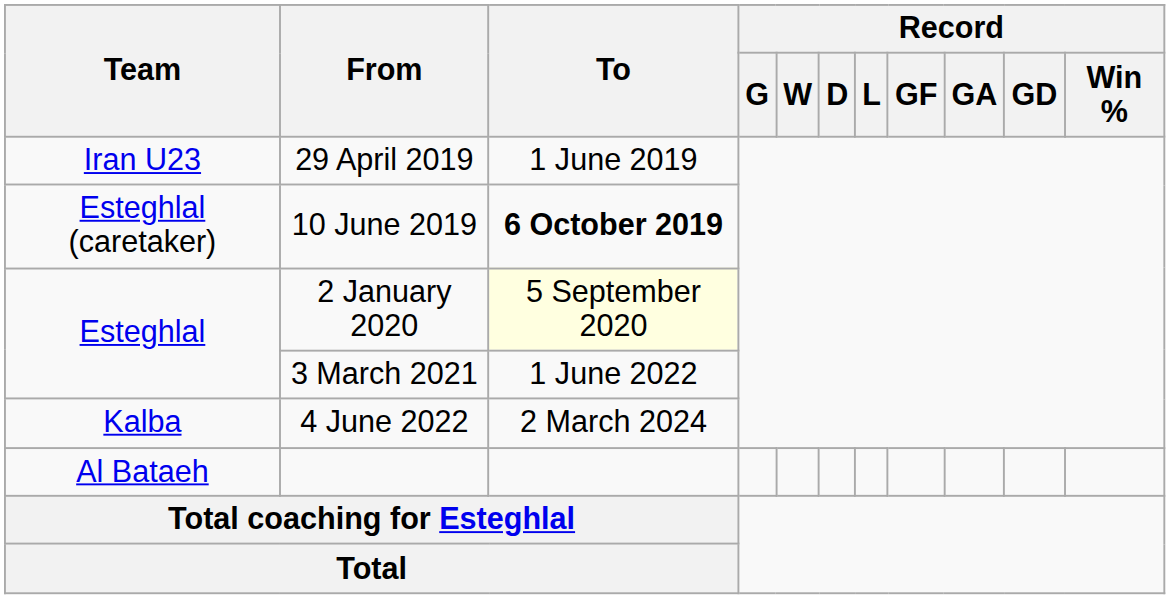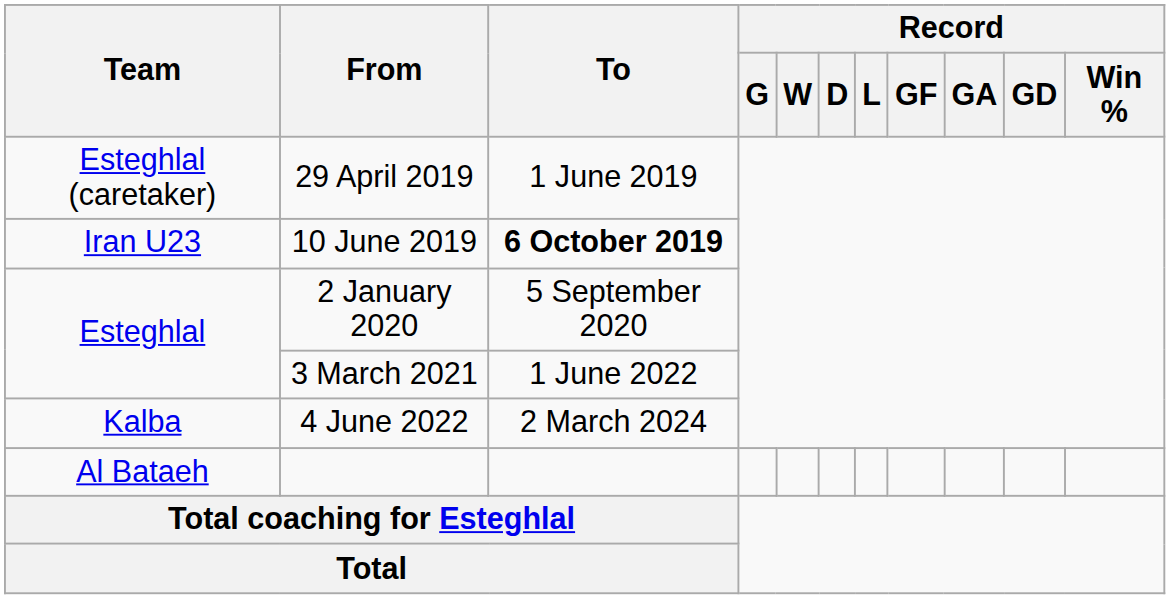(142, 160) Iran U23 -> (142, 177) Esteghlal (caretaker)
(142, 225) Esteghlal (caretaker) -> (142, 242) Iran U23
(613, 308) lightyellow background -> (613, 308) no background
